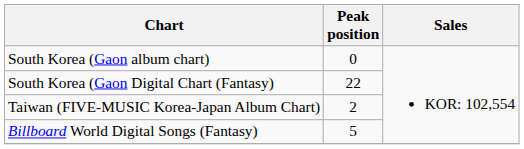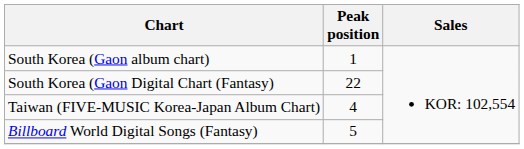(353, 58) 0 -> (353, 58) 1
(353, 107) 2 -> (353, 107) 4
